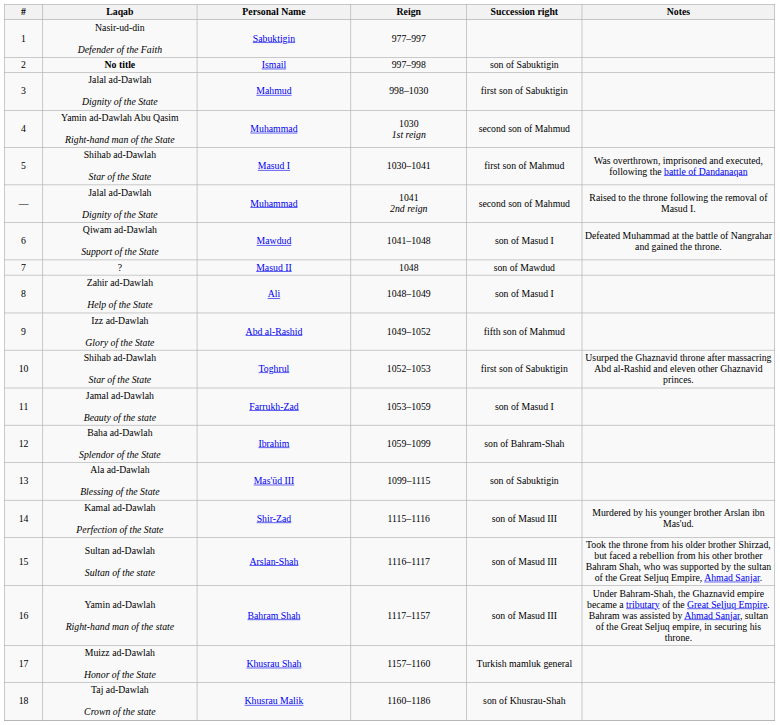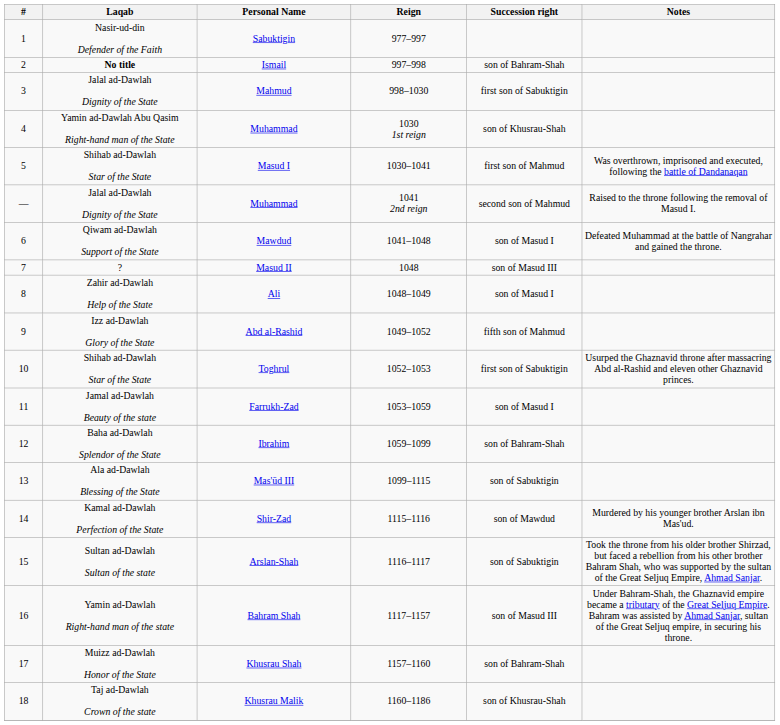(524, 65) son of Sabuktigin -> (524, 65) son of Bahram-Shah
(524, 129) second son of Mahmud -> (524, 129) son of Khusrau-Shah
(524, 267) son of Mawdud -> (524, 267) son of Masud III
(524, 518) son of Masud III -> (524, 518) son of Mawdud
(524, 561) son of Masud III -> (524, 561) son of Sabuktigin
(524, 664) Turkish mamluk general -> (524, 664) son of Bahram-Shah
